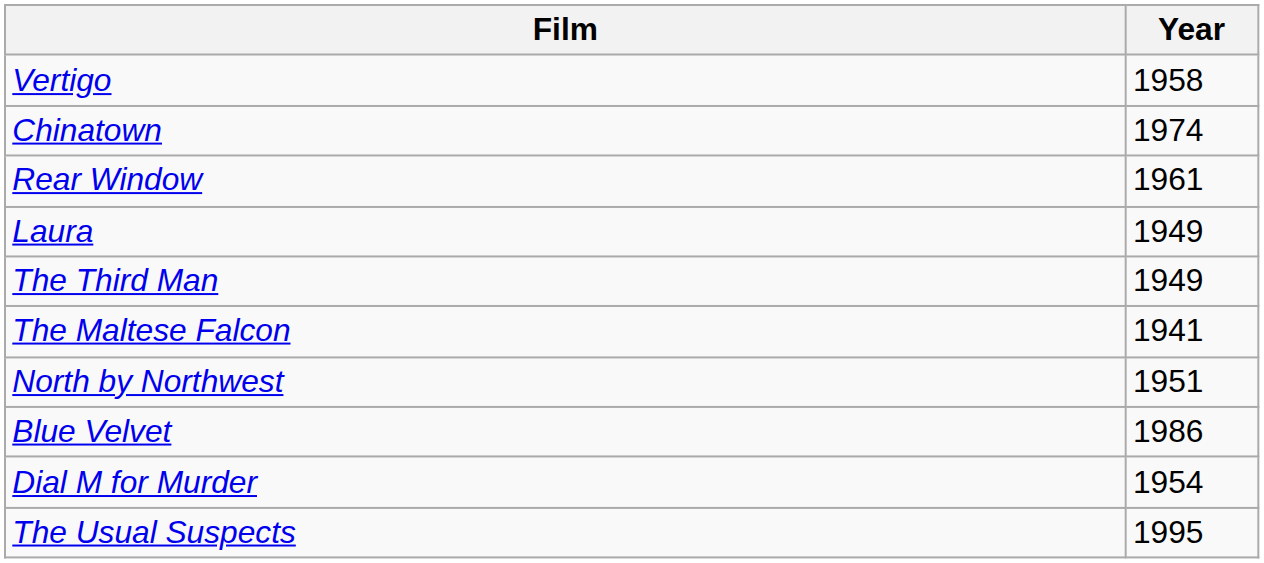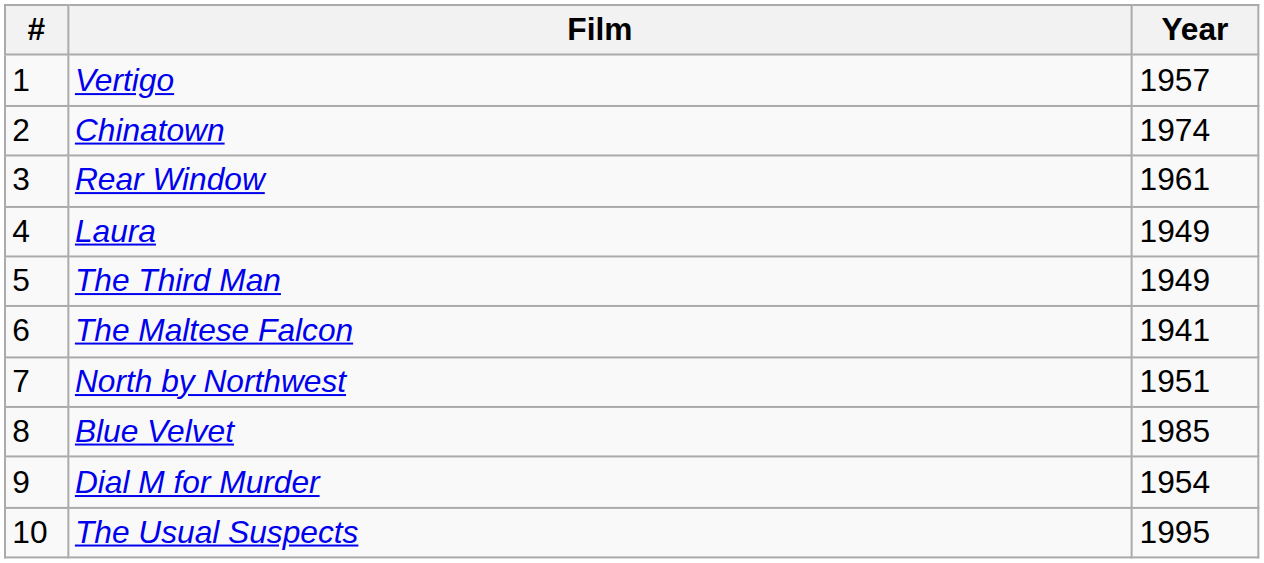+ column: (36, 29)
(1168, 79) 1958 -> (1175, 79) 1957
(1168, 431) 1986 -> (1175, 431) 1985
